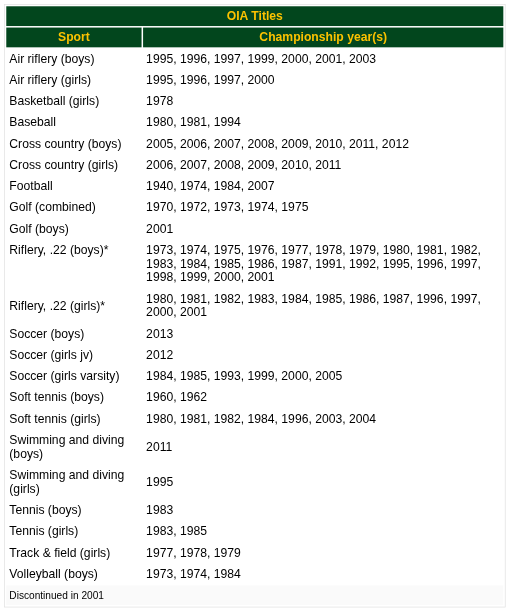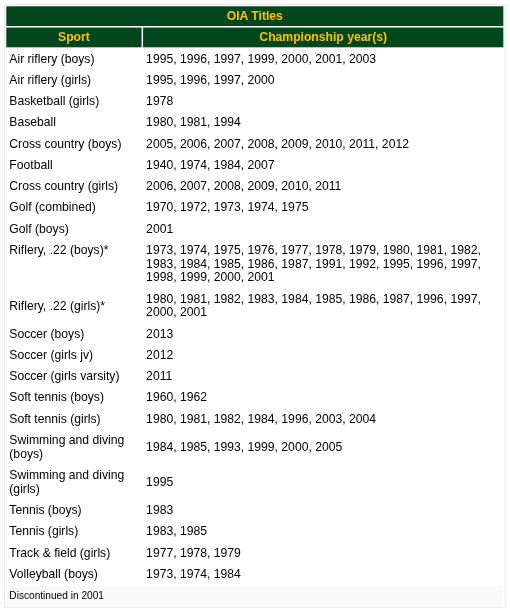rows swapped: (64, 165) <-> (31, 186)
(244, 376) 1984, 1985, 1993, 1999, 2000, 2005 -> (159, 376) 2011
(159, 447) 2011 -> (244, 447) 1984, 1985, 1993, 1999, 2000, 2005
